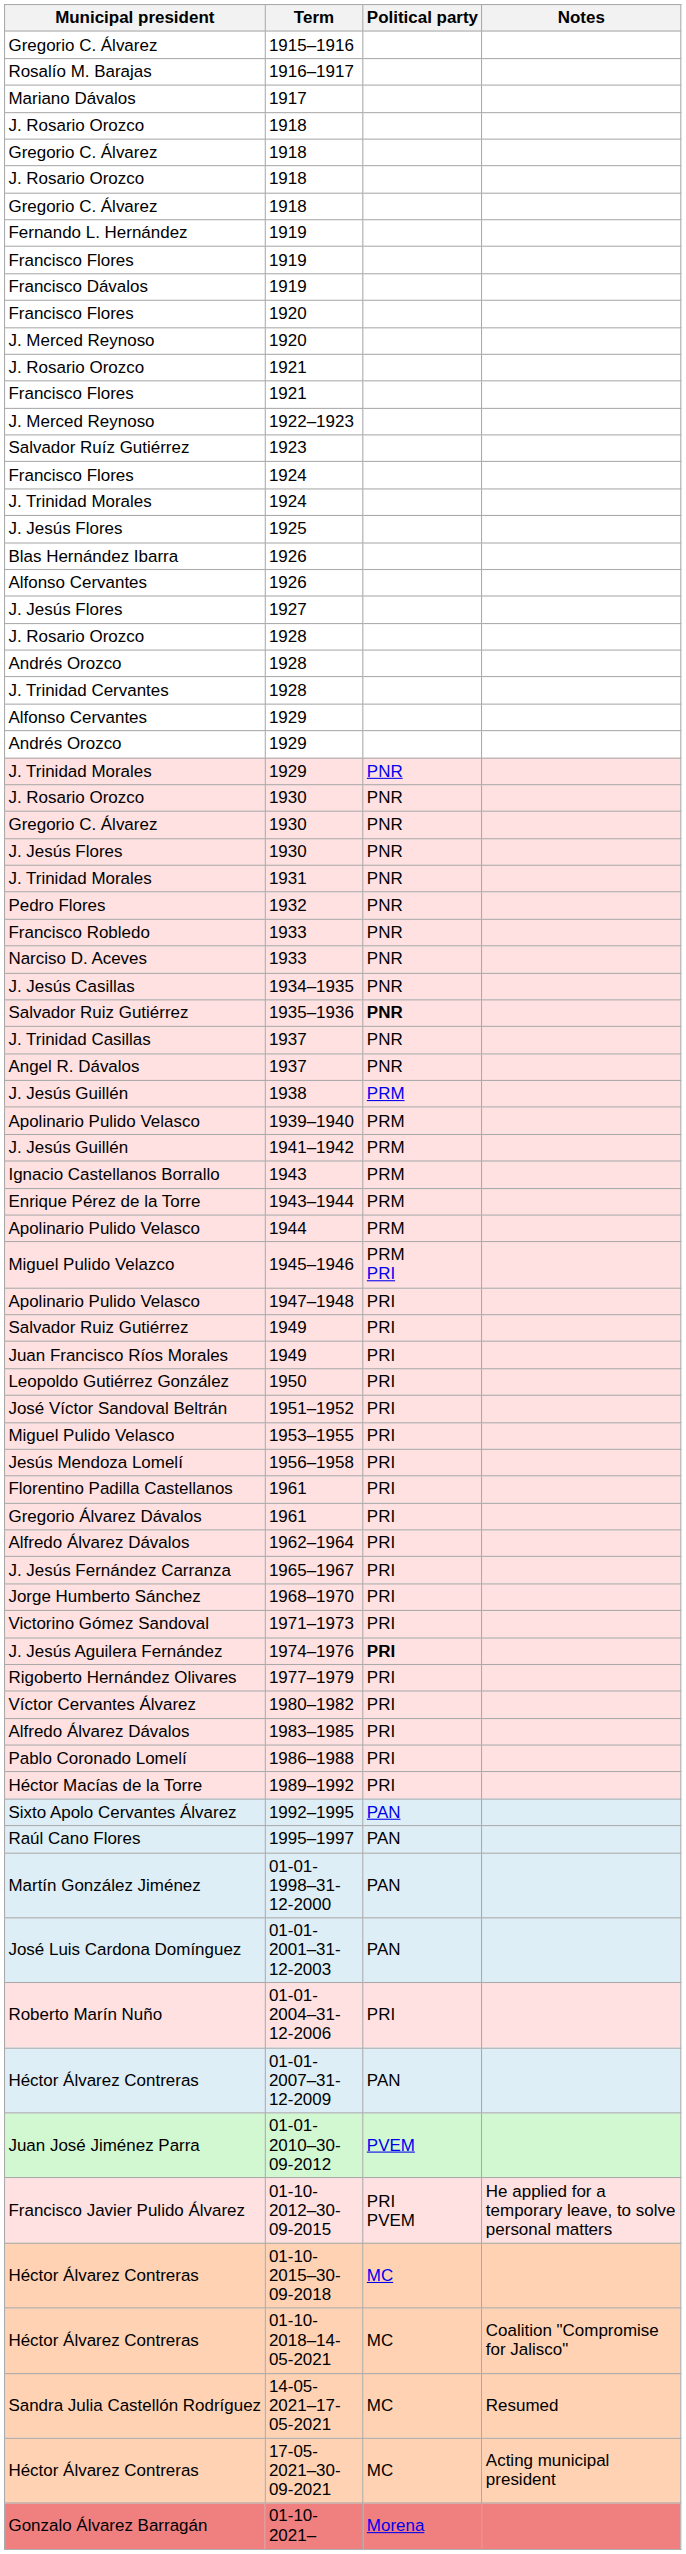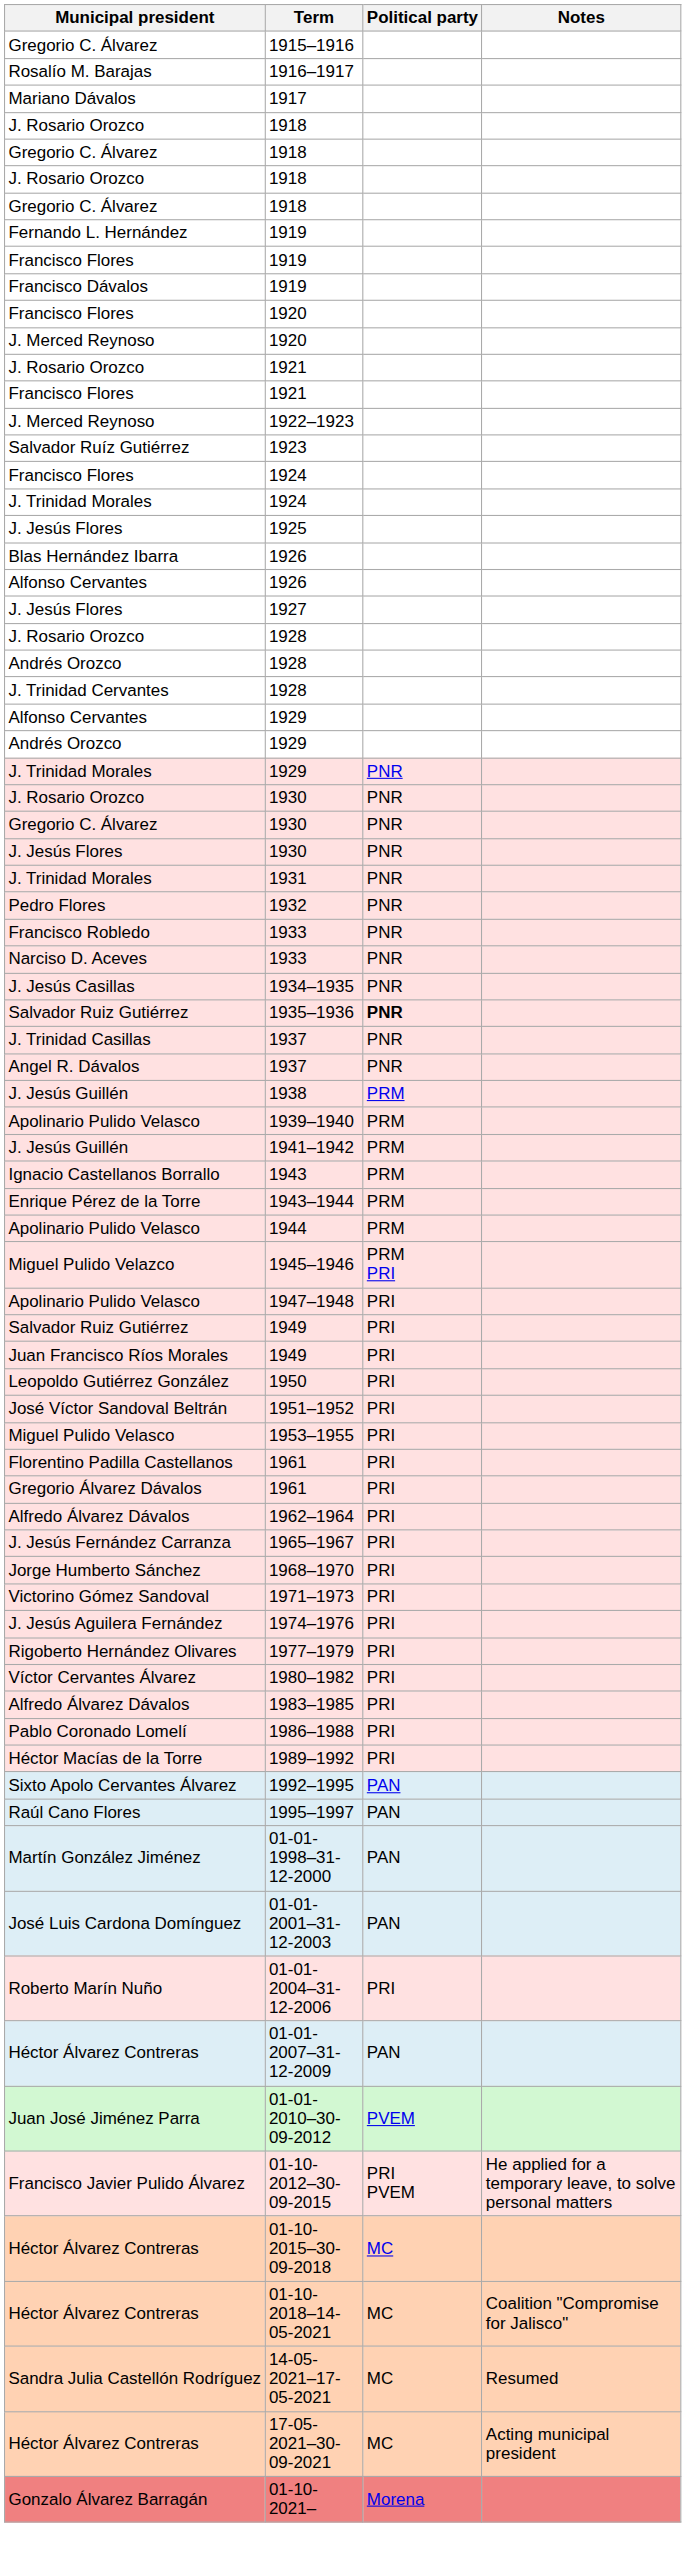- row: (96, 1462)
(381, 1650) bold -> (381, 1623) normal
